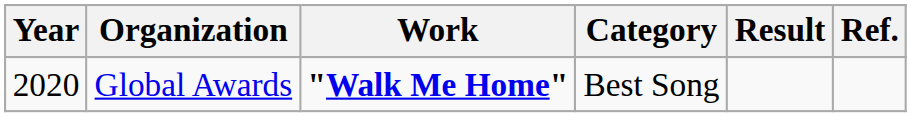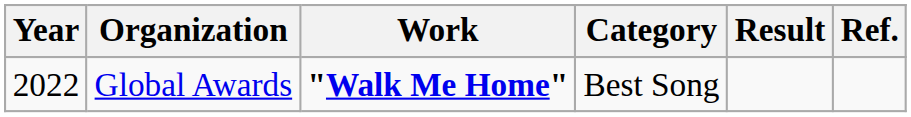(46, 83) 2020 -> (46, 83) 2022
